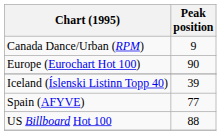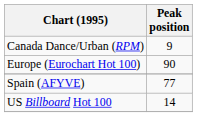- row: (87, 83)
(193, 121) 88 -> (169, 102) 14
